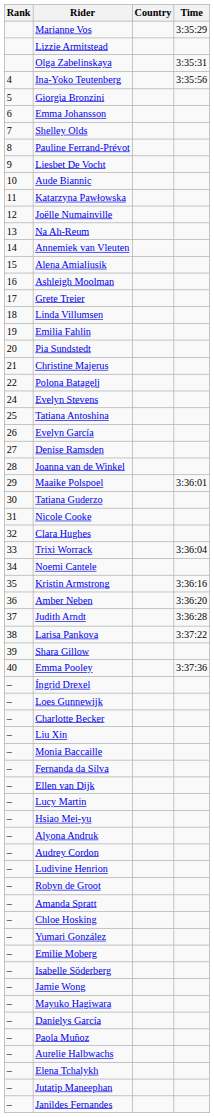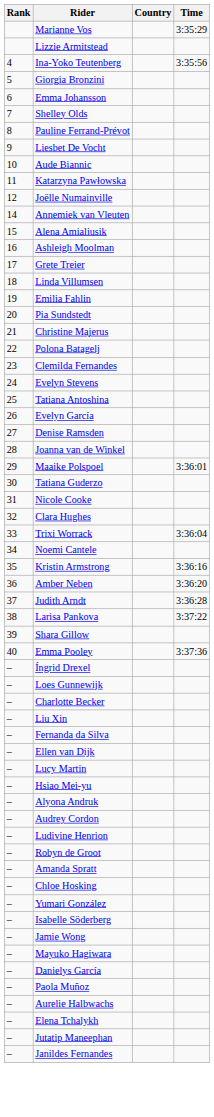- row: (73, 63)
- row: (62, 231)
+ row: (76, 365)
- row: (69, 751)
- row: (66, 953)
